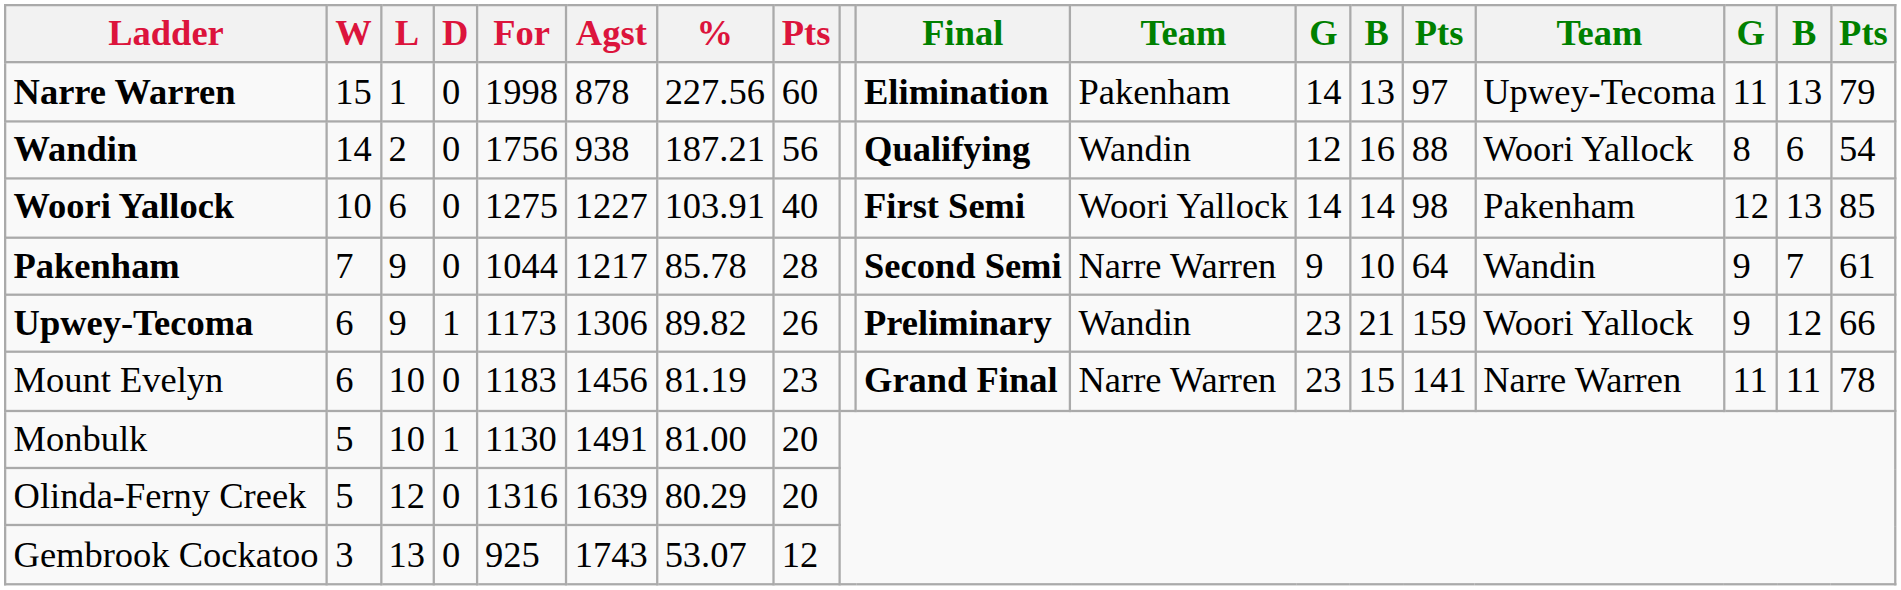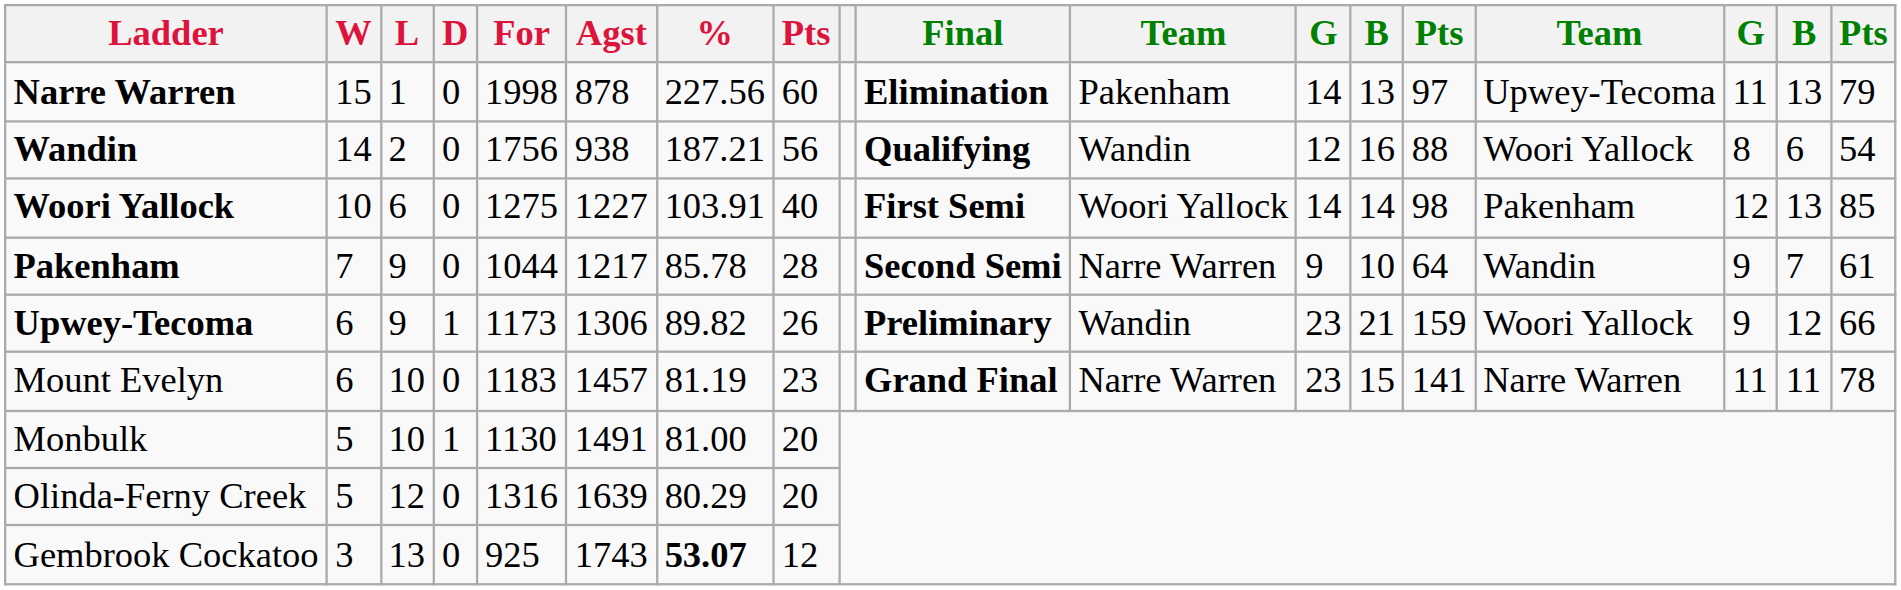(611, 380) 1456 -> (611, 380) 1457
(706, 554) normal -> (706, 554) bold
